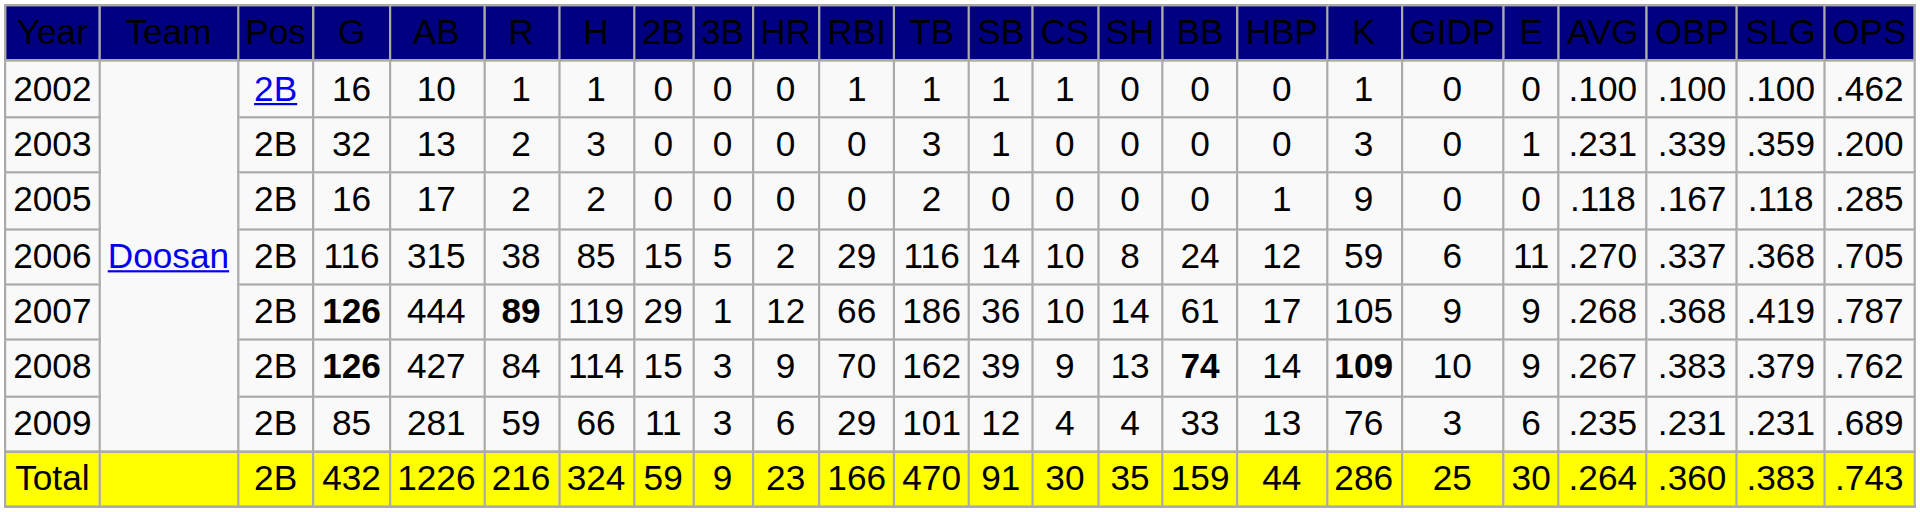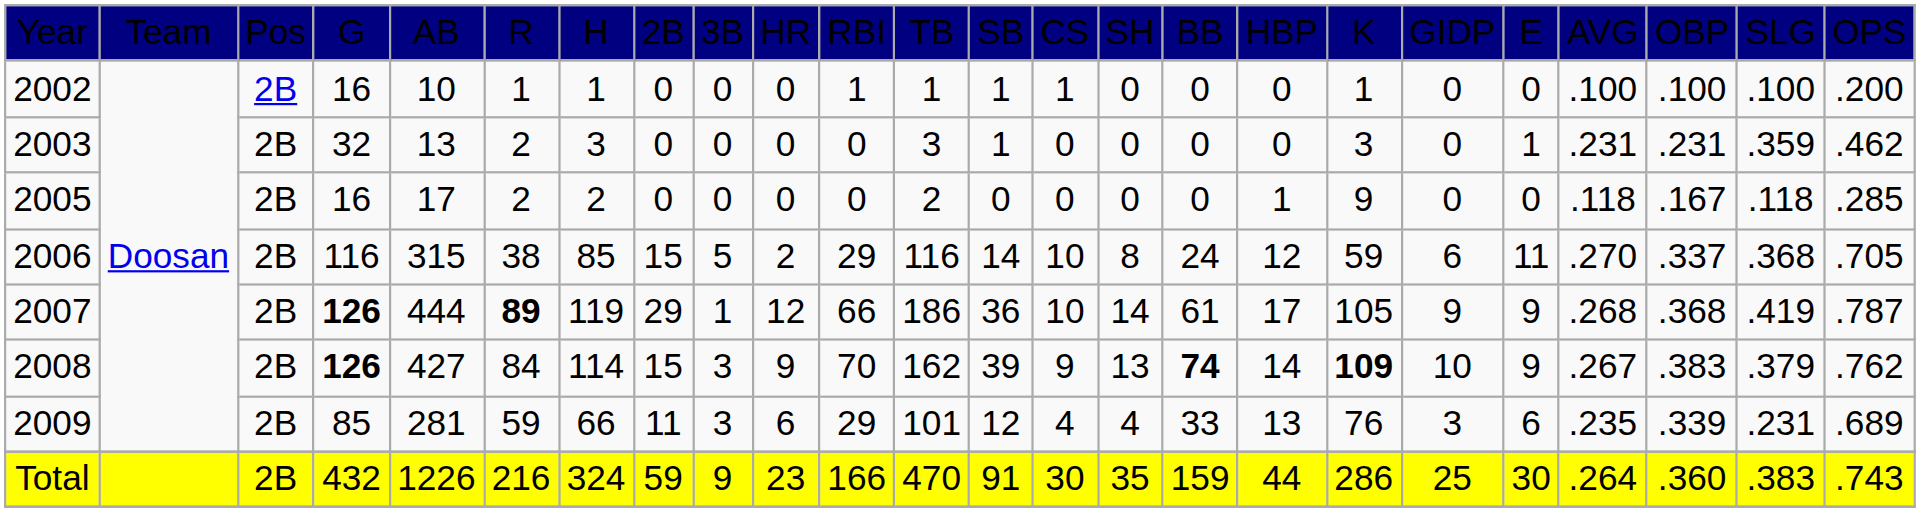(1869, 88) .462 -> (1869, 88) .200
(1692, 144) .339 -> (1692, 144) .231
(1869, 144) .200 -> (1869, 144) .462
(1692, 423) .231 -> (1692, 423) .339
